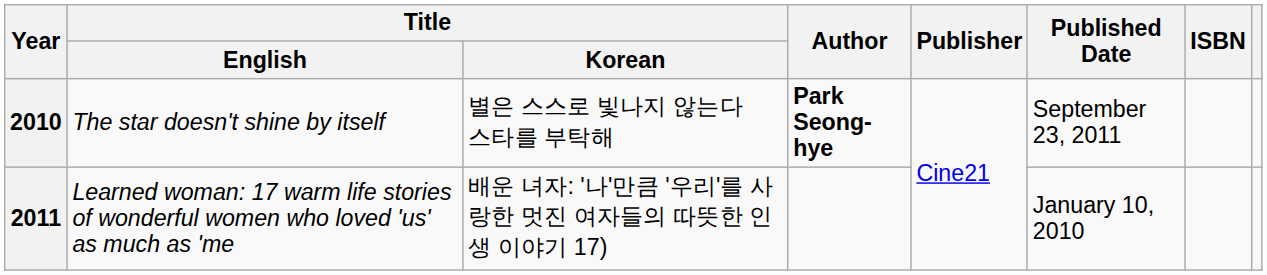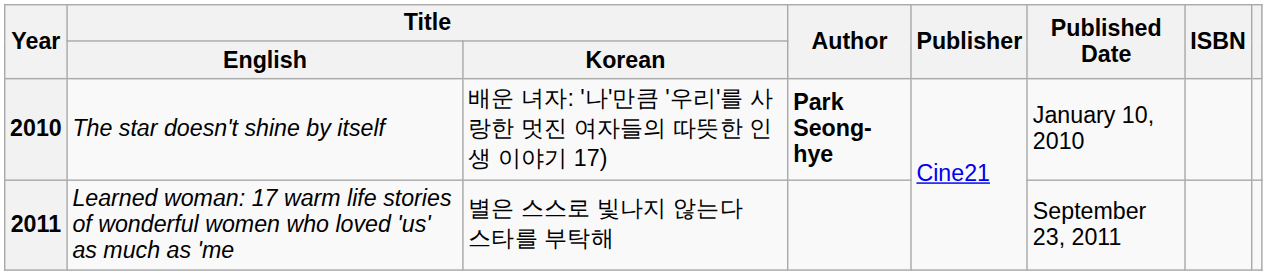(605, 121) 별은 스스로 빛나지 않는다 스타를 부탁해 -> (621, 128) 배운 녀자: '나'만큼 '우리'를 사랑한 멋진 여자들의 따뜻한 인생 이야기 17)
(1090, 122) September 23, 2011 -> (1093, 129) January 10, 2010
(621, 217) 배운 녀자: '나'만큼 '우리'를 사랑한 멋진 여자들의 따뜻한 인생 이야기 17) -> (605, 223) 별은 스스로 빛나지 않는다 스타를 부탁해
(1093, 218) January 10, 2010 -> (1090, 224) September 23, 2011
